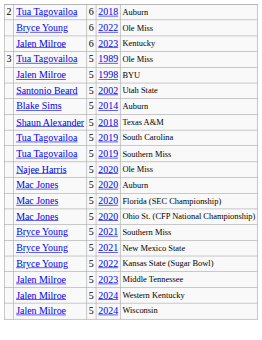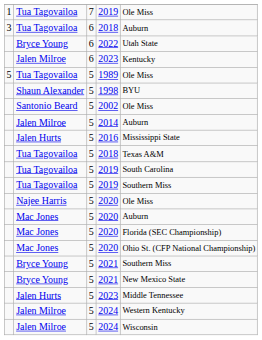+ row: (91, 12)
(9, 12) 2 -> (9, 28) 3
(138, 28) Ole Miss -> (140, 43) Utah State
(9, 59) 3 -> (9, 75) 5
(41, 75) Jalen Milroe -> (50, 91) Shaun Alexander
(140, 91) Utah State -> (138, 106) Ole Miss
(39, 106) Blake Sims -> (41, 122) Jalen Milroe
+ row: (91, 138)
(50, 122) Shaun Alexander -> (47, 153) Tua Tagovailoa
- row: (91, 264)
(41, 279) Jalen Milroe -> (39, 295) Jalen Hurts
